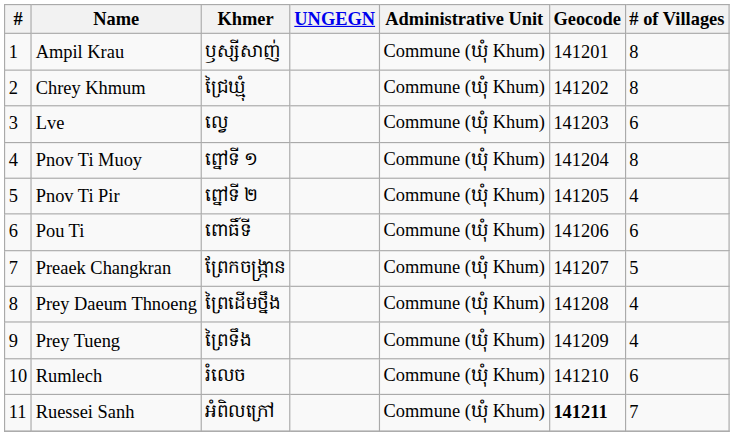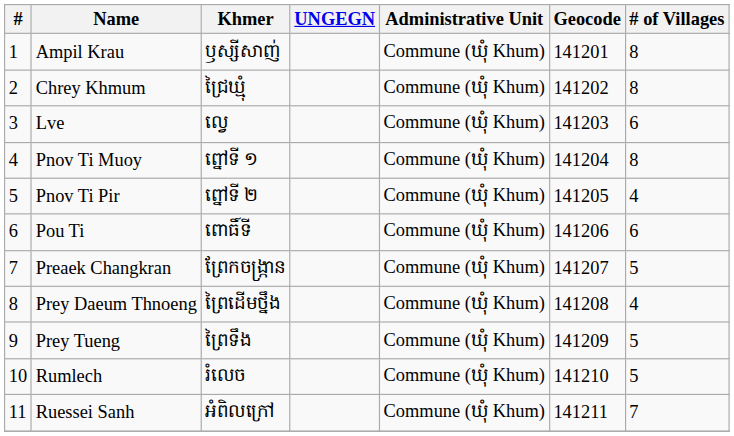(634, 340) 4 -> (634, 340) 5
(634, 376) 6 -> (634, 376) 5
(581, 412) bold -> (581, 412) normal
